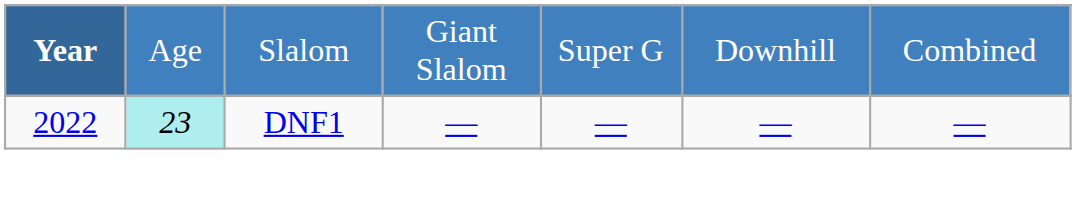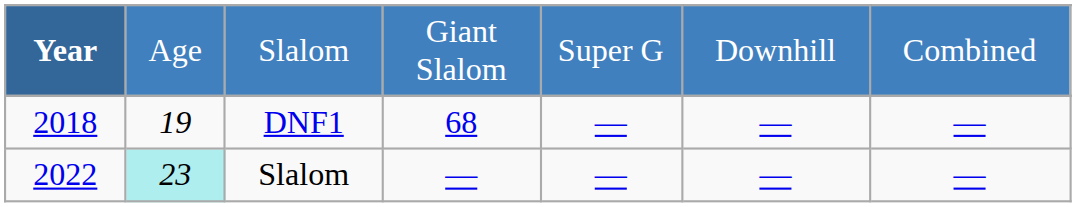+ row: (65, 121)
(304, 121) DNF1 -> (304, 174) Slalom
